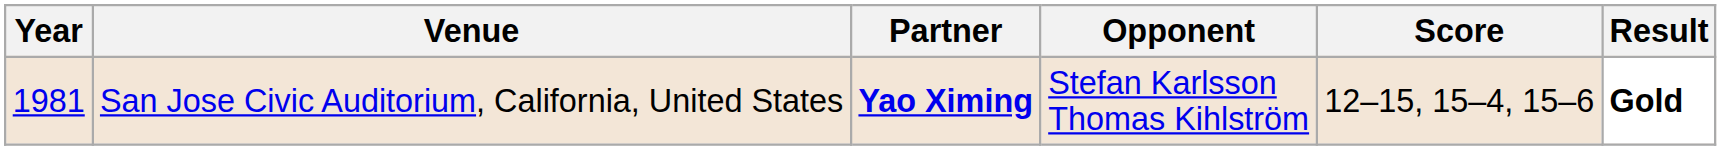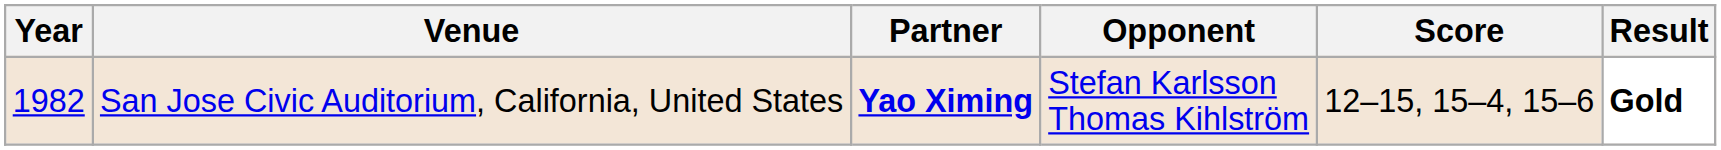(49, 100) 1981 -> (49, 100) 1982
